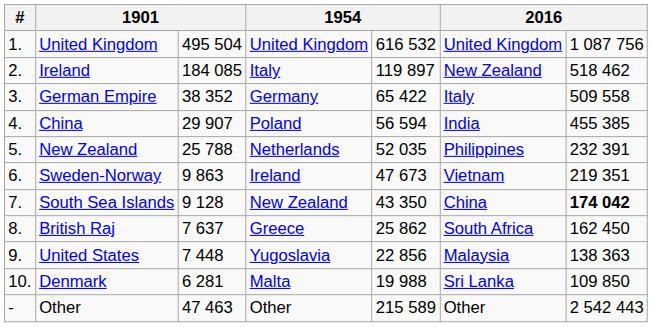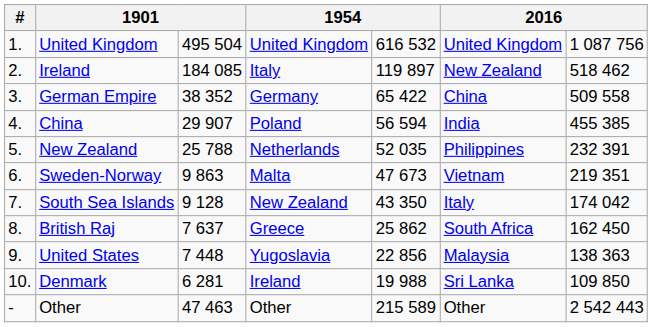(459, 96) Italy -> (465, 96) China
(275, 176) Ireland -> (270, 176) Malta
(465, 202) China -> (459, 202) Italy
(600, 202) bold -> (600, 202) normal
(270, 281) Malta -> (275, 281) Ireland
